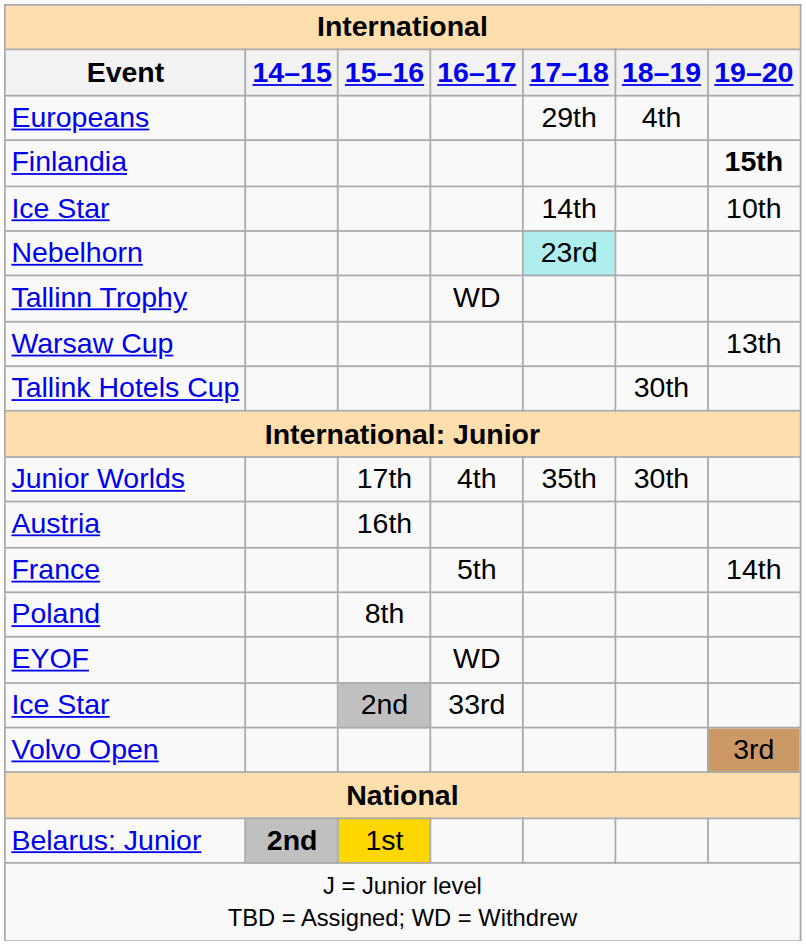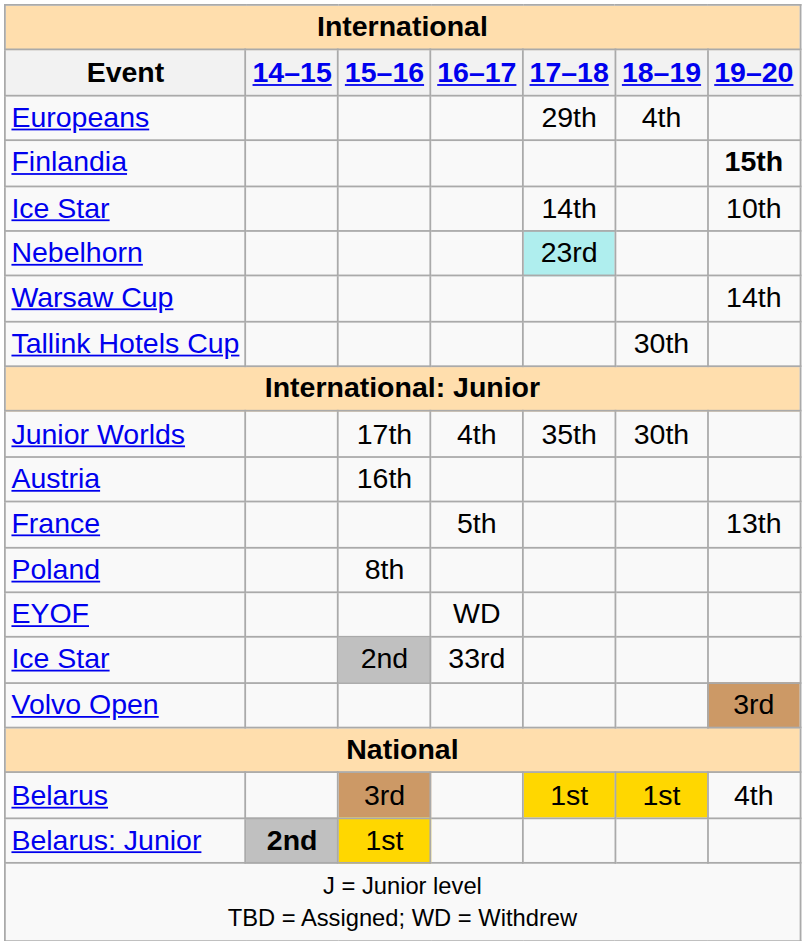- row: (99, 298)
(754, 343) 13th -> (754, 298) 14th
(754, 569) 14th -> (754, 523) 13th
+ row: (60, 794)
